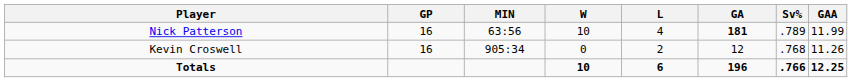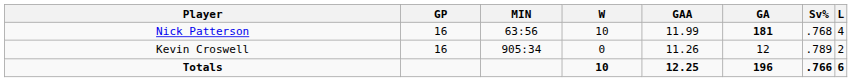columns swapped: (660, 13) <-> (827, 13)
(792, 31) .789 -> (819, 31) .768
(792, 49) .768 -> (819, 49) .789
